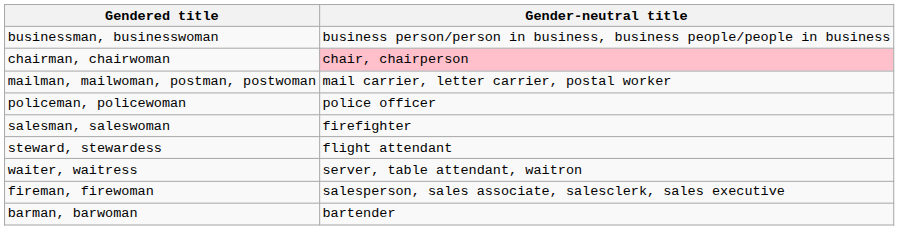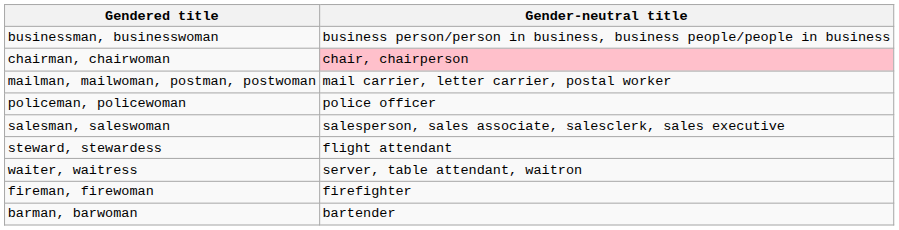(367, 126) firefighter -> (554, 126) salesperson, sales associate, salesclerk, sales executive
(554, 192) salesperson, sales associate, salesclerk, sales executive -> (367, 192) firefighter
